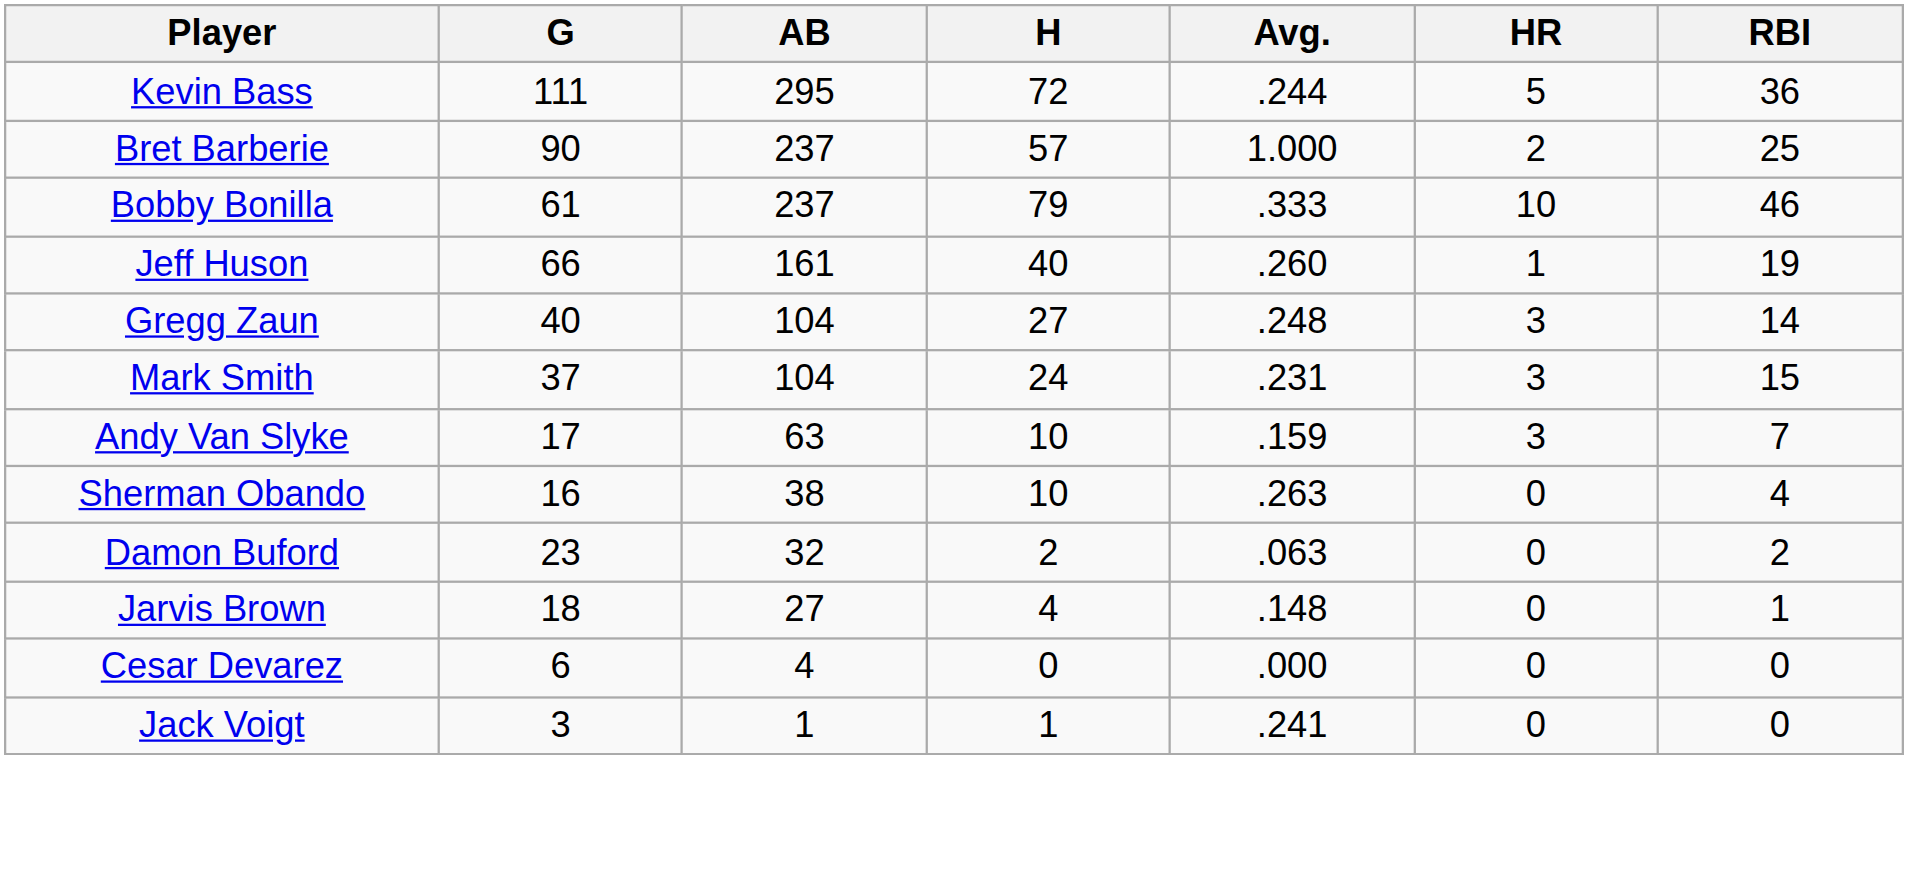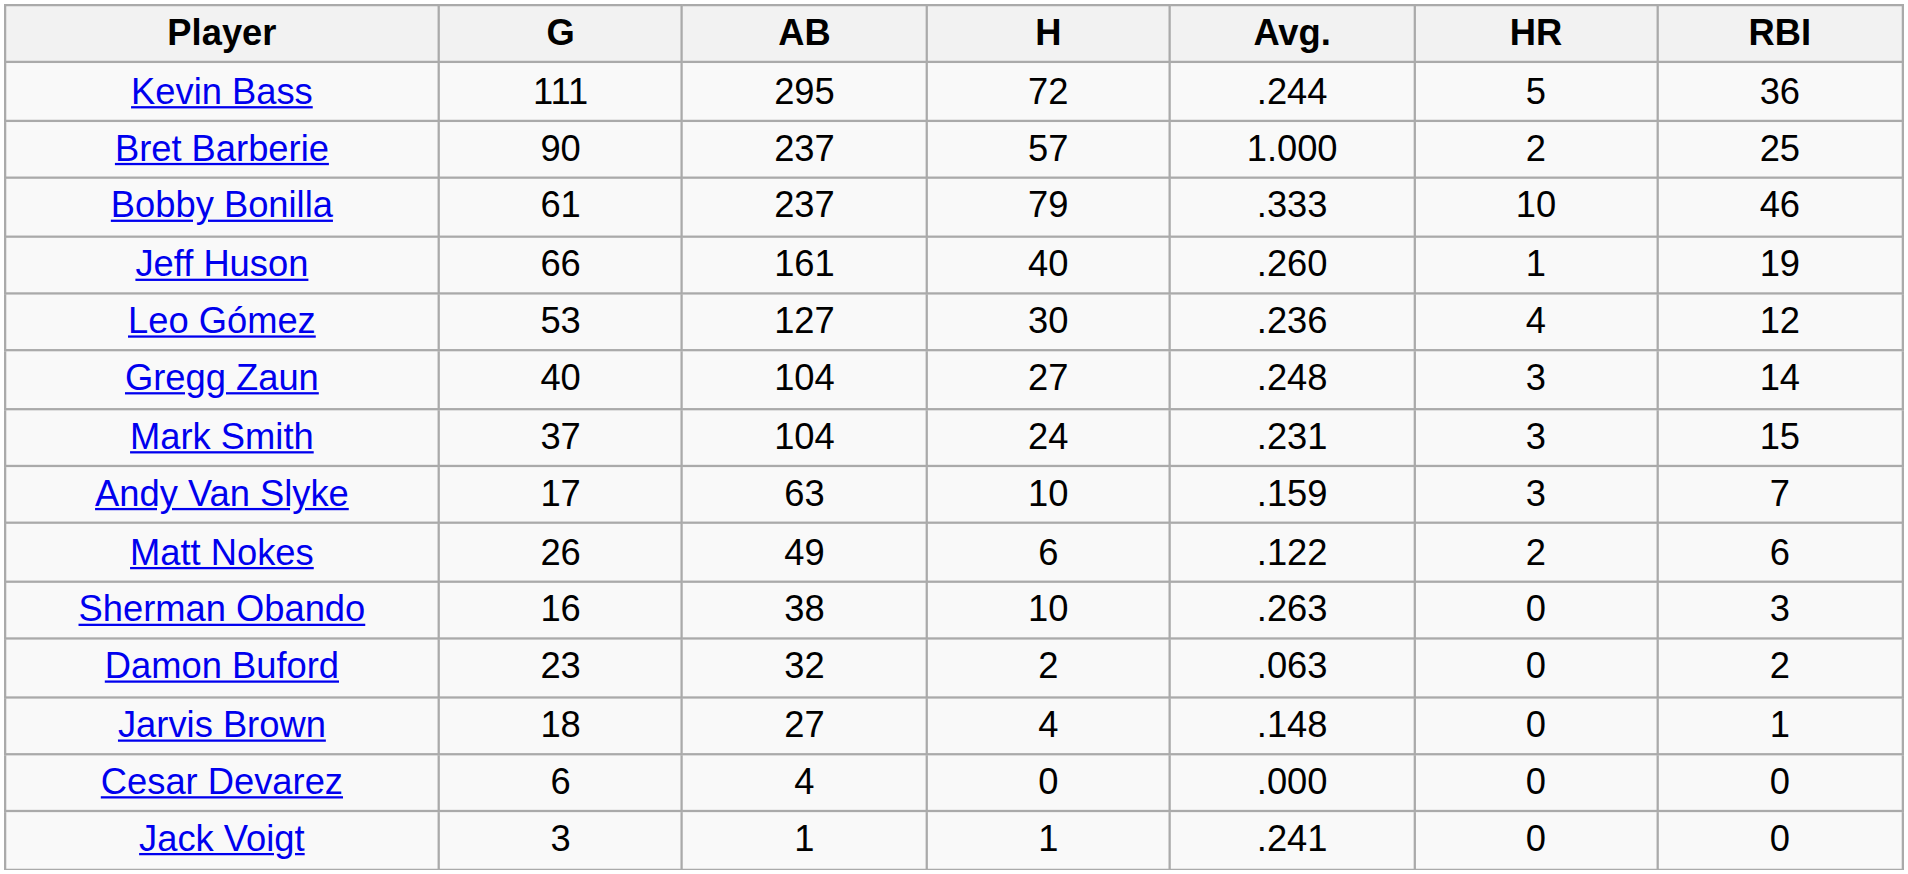+ row: (222, 321)
+ row: (222, 551)
(1780, 494) 4 -> (1780, 609) 3
